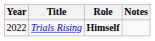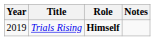(17, 28) 2022 -> (17, 28) 2019
